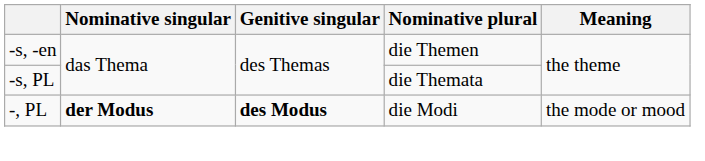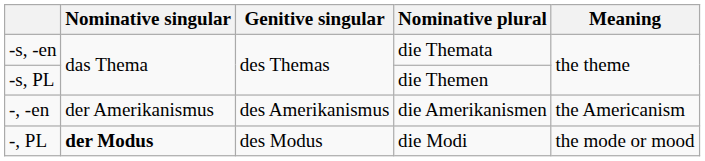(434, 49) die Themen -> (445, 49) die Themata
(436, 79) die Themata -> (443, 79) die Themen
+ row: (29, 110)
(283, 110) bold -> (281, 140) normal
